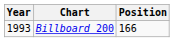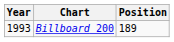(128, 29) 166 -> (128, 29) 189
